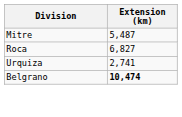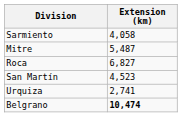+ row: (30, 35)
+ row: (32, 77)
